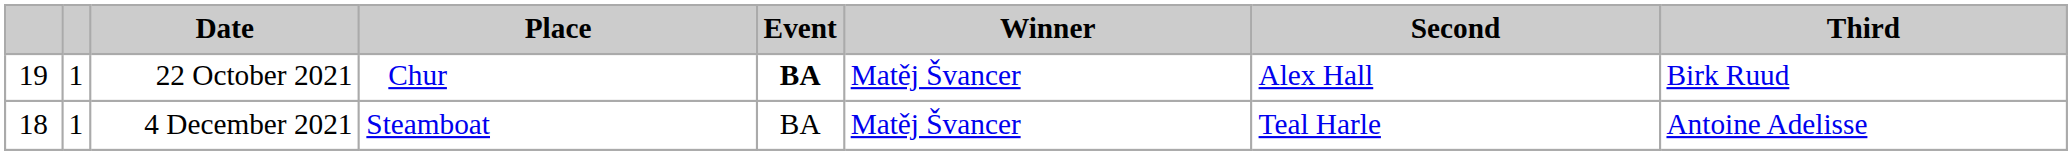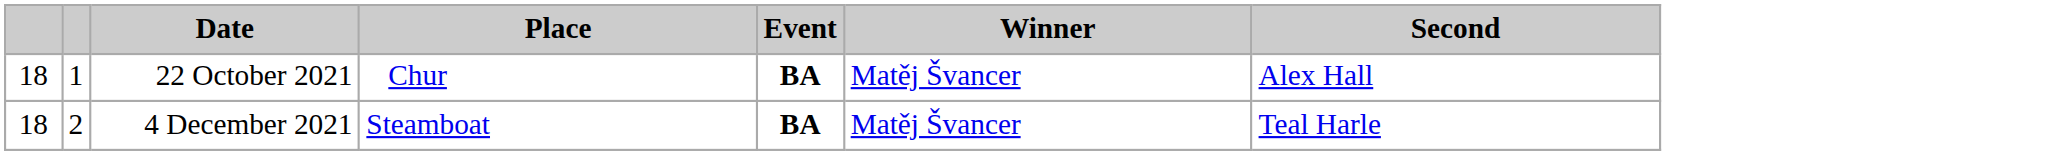- column: (1863, 28)
(33, 76) 19 -> (33, 76) 18
(76, 124) 1 -> (76, 124) 2
(800, 124) normal -> (800, 124) bold
